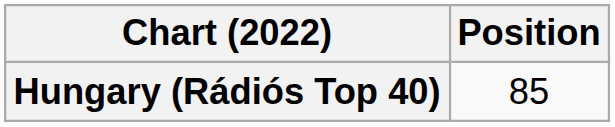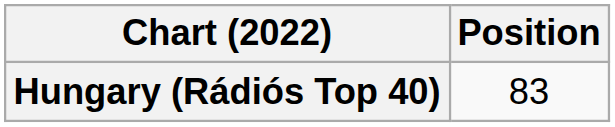(529, 90) 85 -> (529, 90) 83
